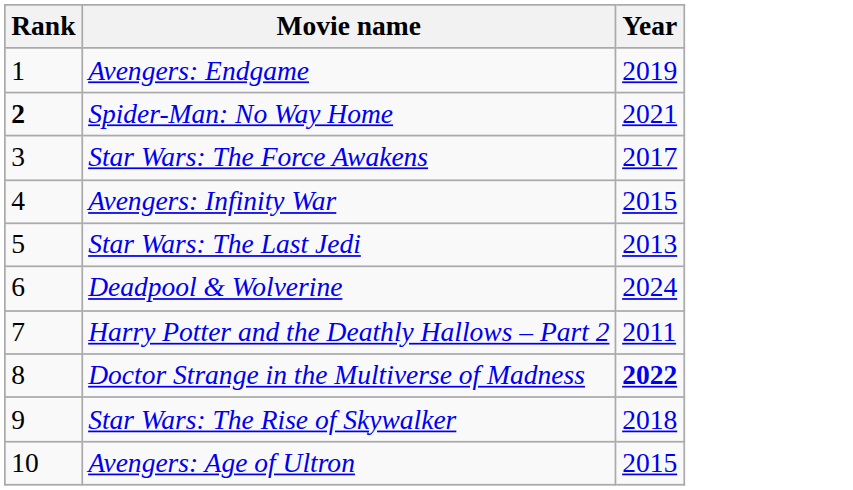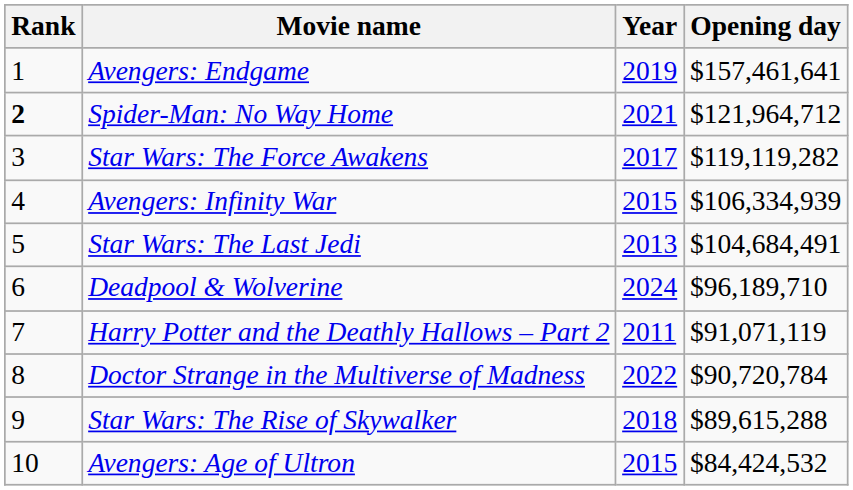+ column: (766, 26)
(650, 375) bold -> (650, 375) normal
